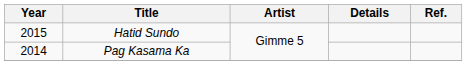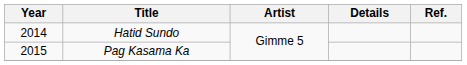(34, 32) 2015 -> (34, 32) 2014
(34, 51) 2014 -> (34, 51) 2015
